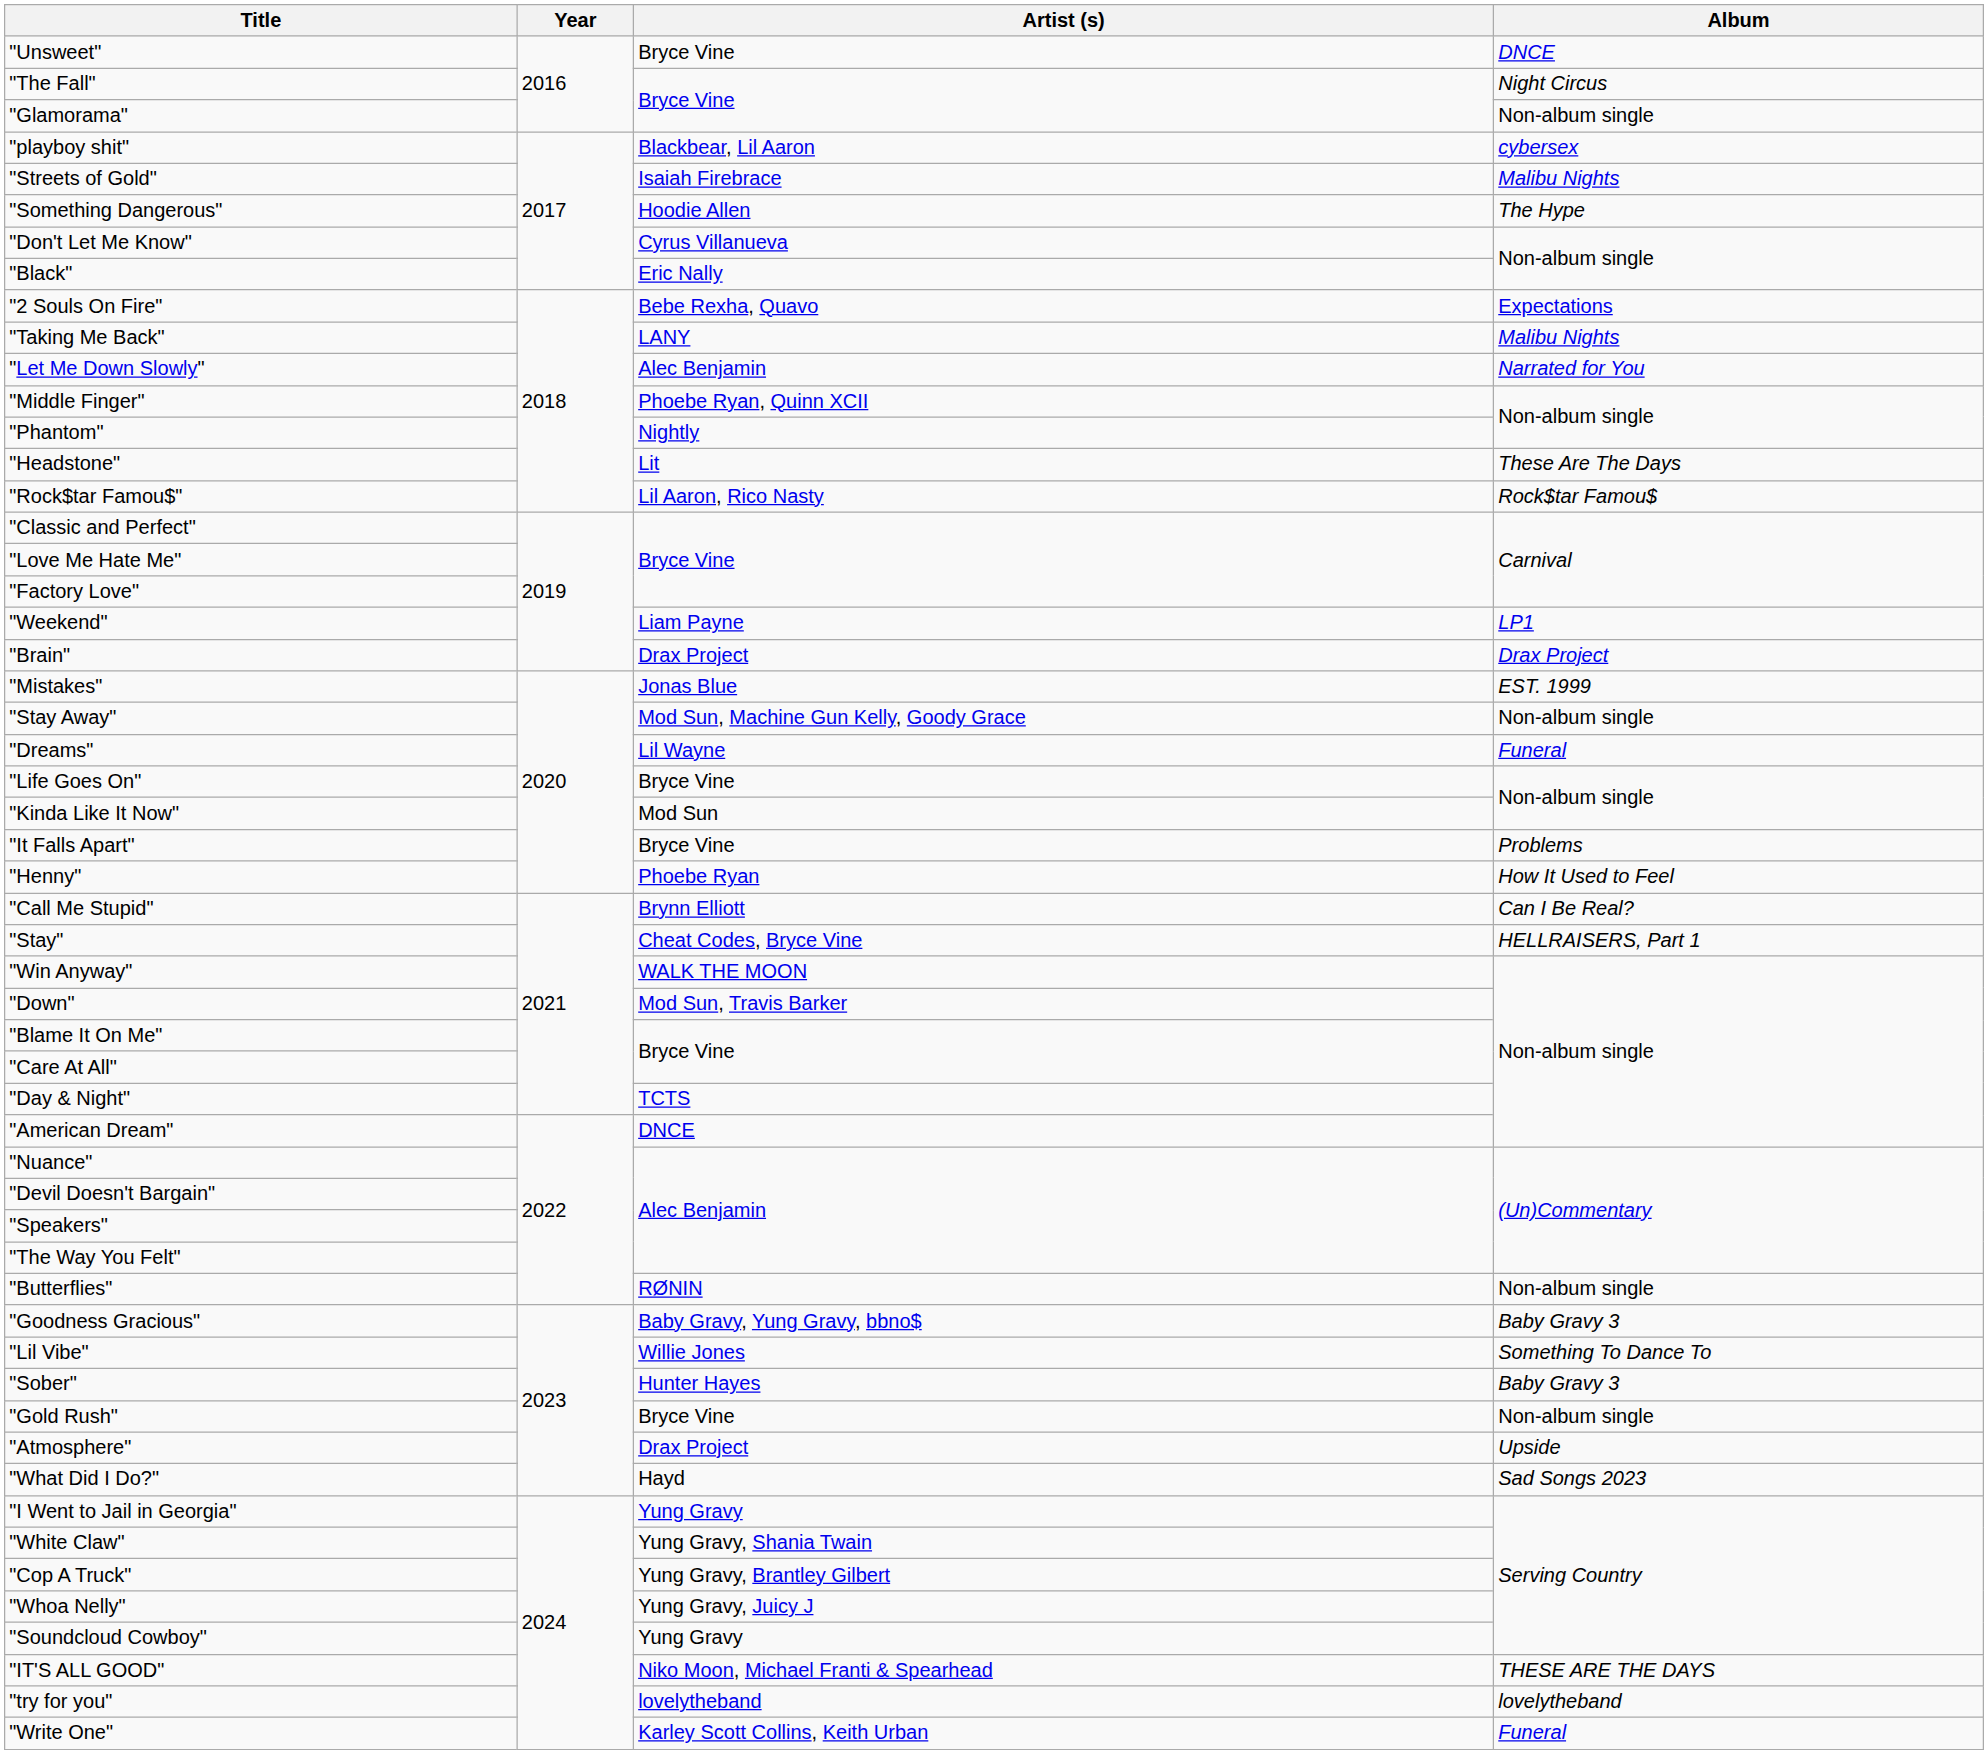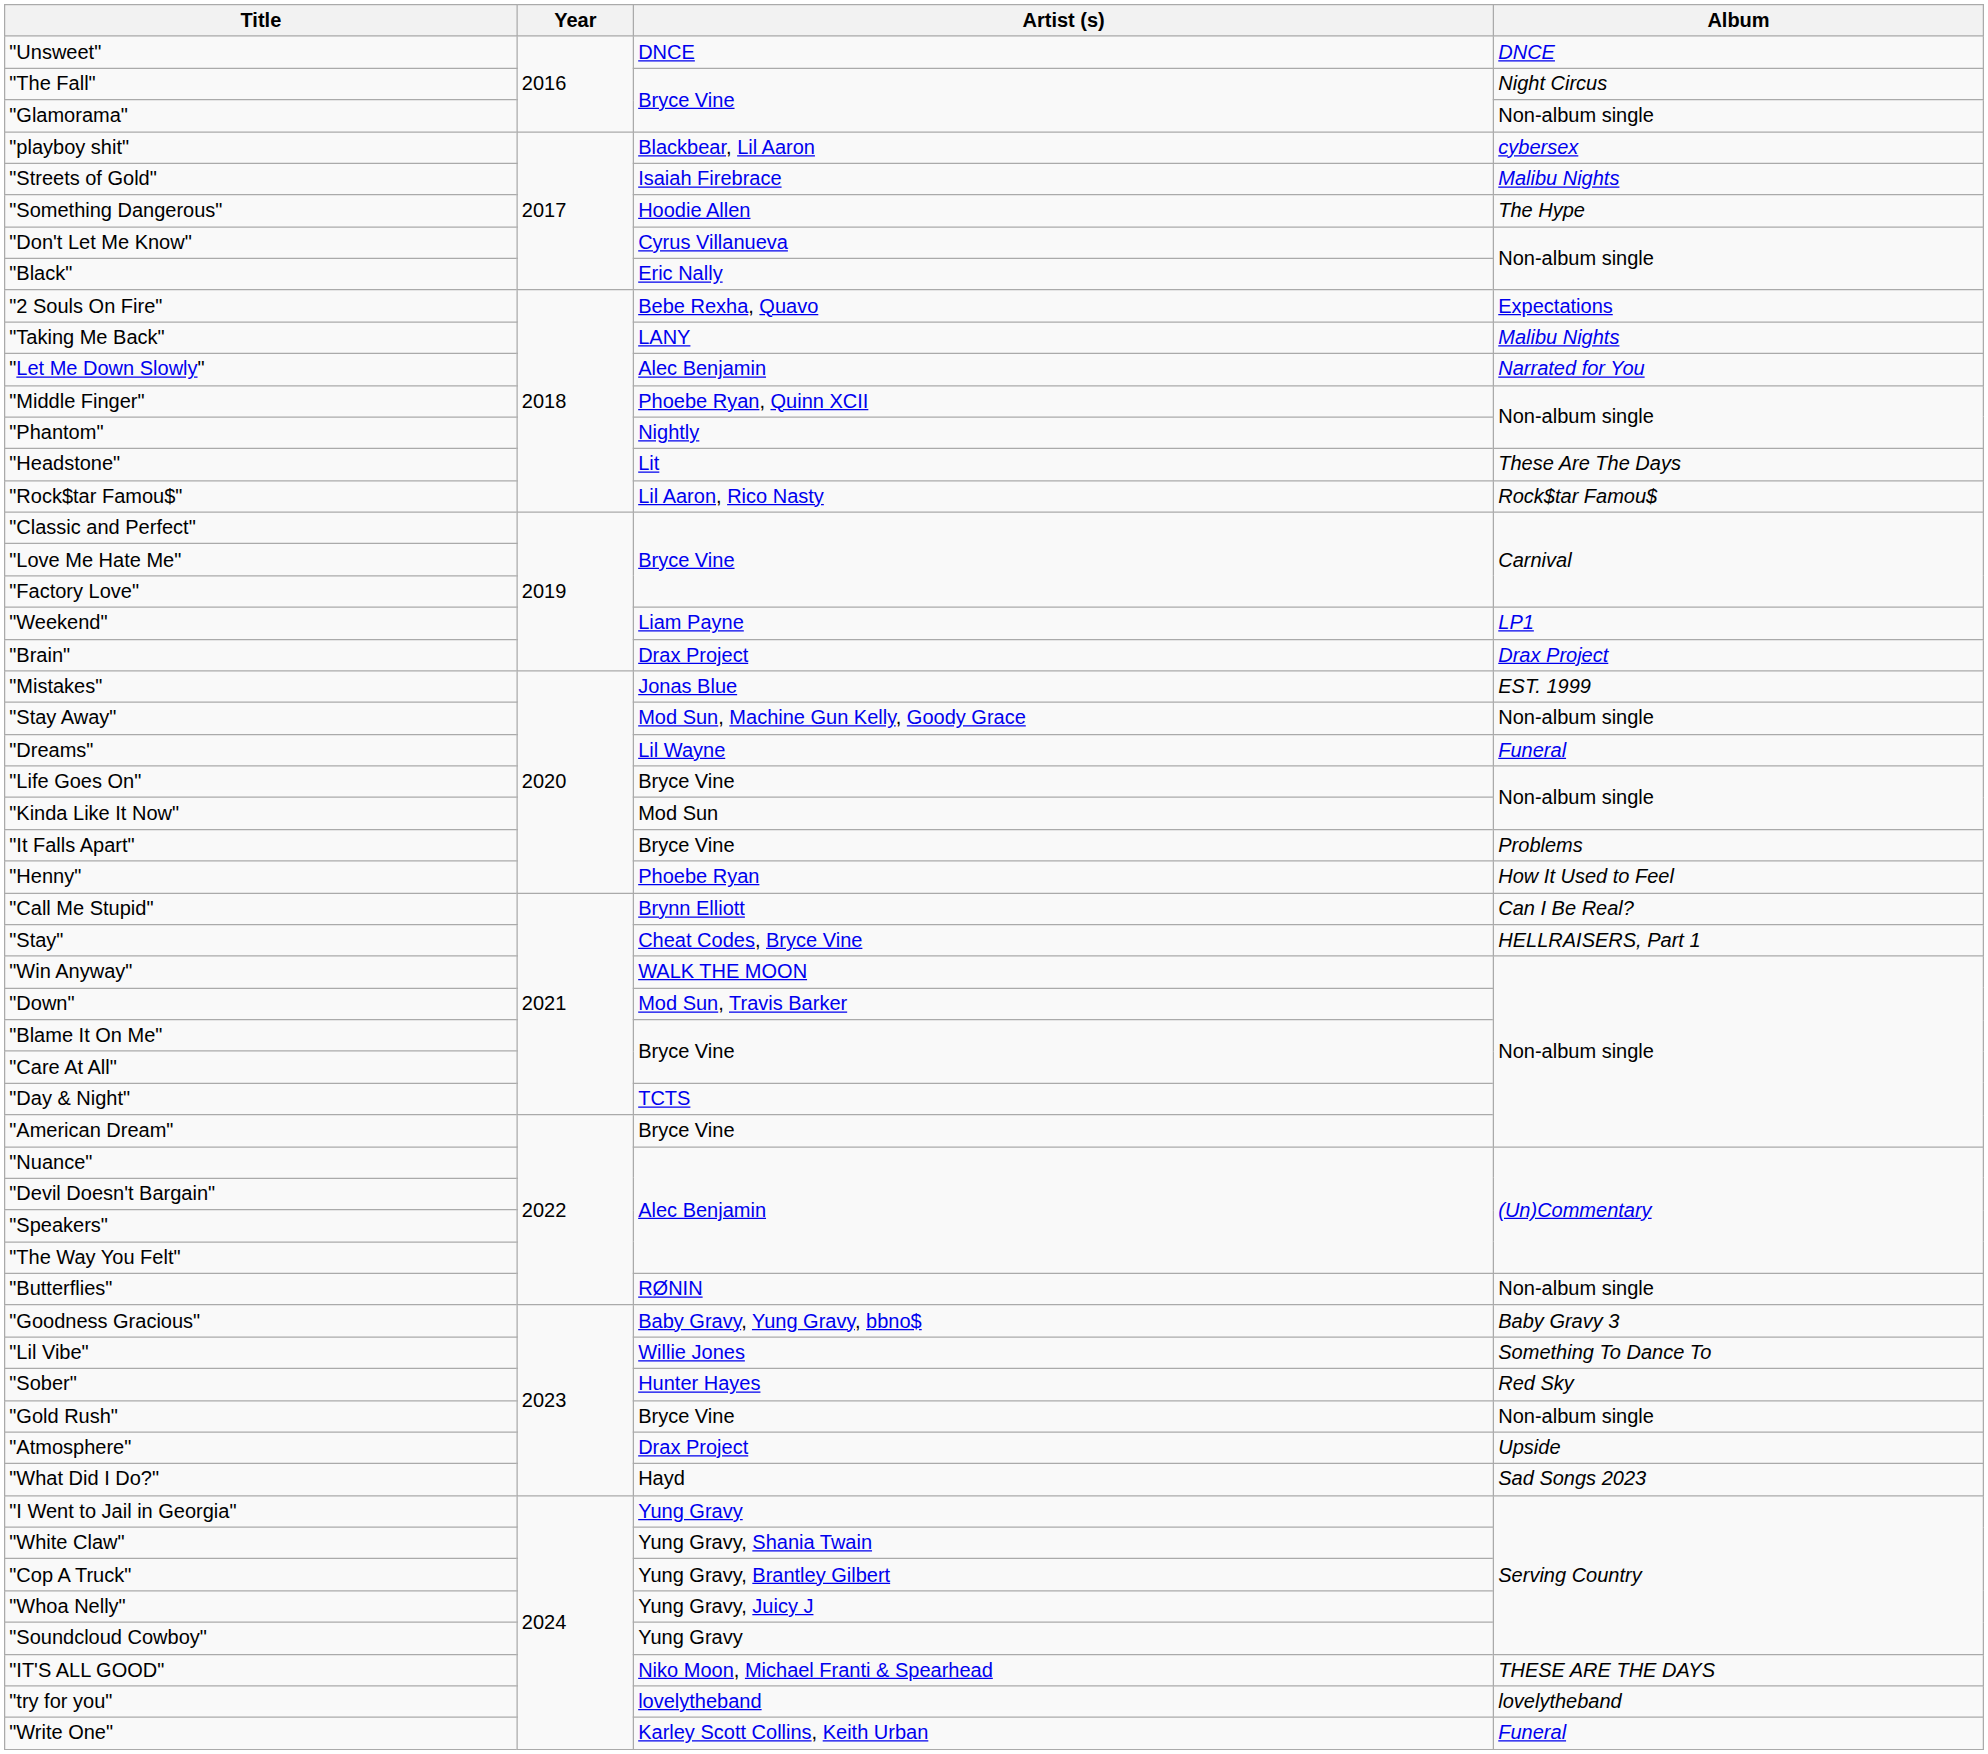(686, 52) Bryce Vine -> (667, 52) DNCE
(667, 1130) DNCE -> (686, 1130) Bryce Vine
(1559, 1384) Baby Gravy 3 -> (1536, 1384) Red Sky
